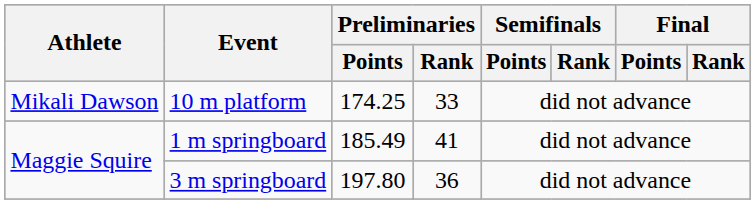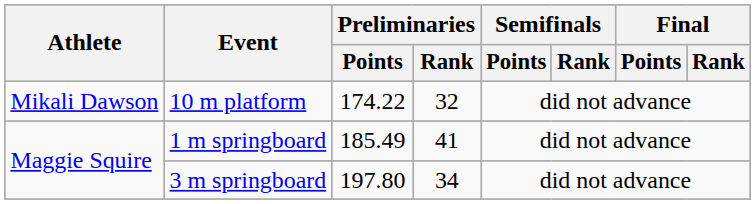(372, 101) 174.25 -> (372, 101) 174.22
(447, 101) 33 -> (447, 101) 32
(447, 180) 36 -> (447, 180) 34
